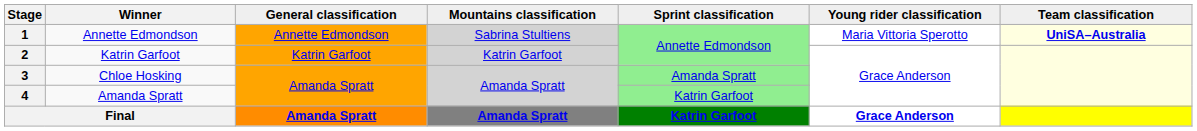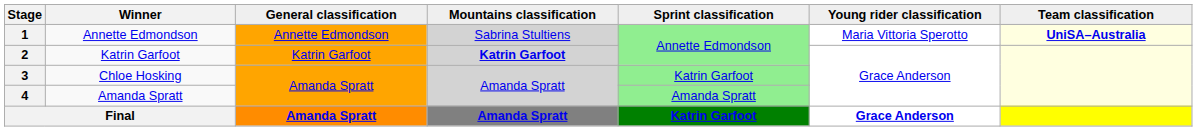(522, 55) normal -> (522, 55) bold
(714, 76) Amanda Spratt -> (714, 76) Katrin Garfoot
(714, 96) Katrin Garfoot -> (714, 96) Amanda Spratt
